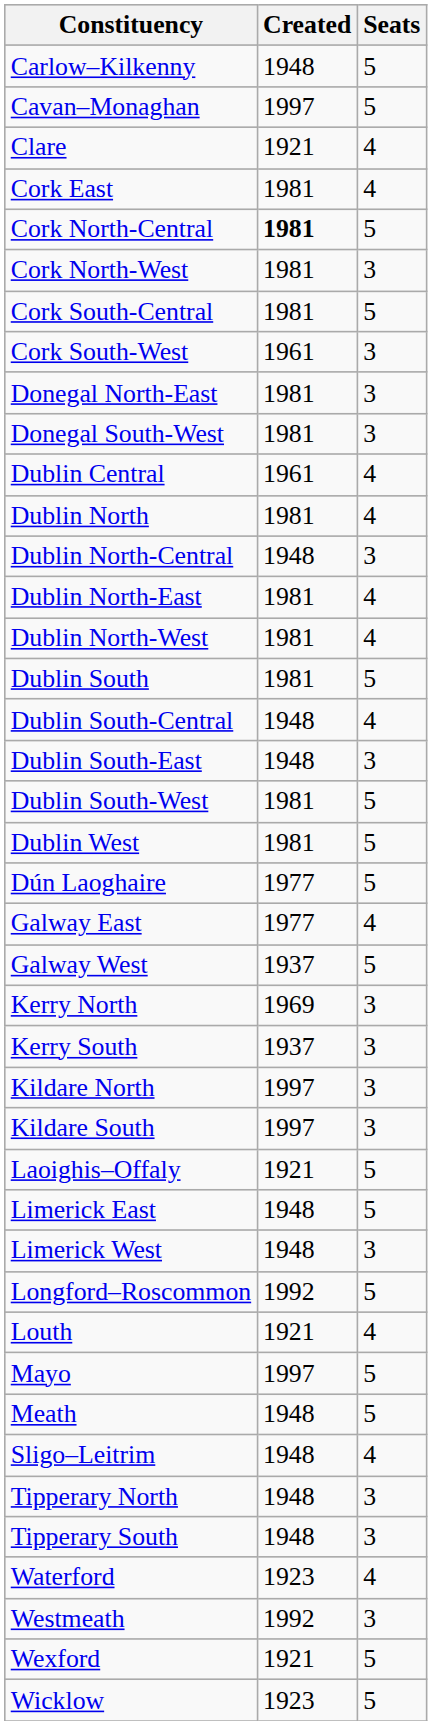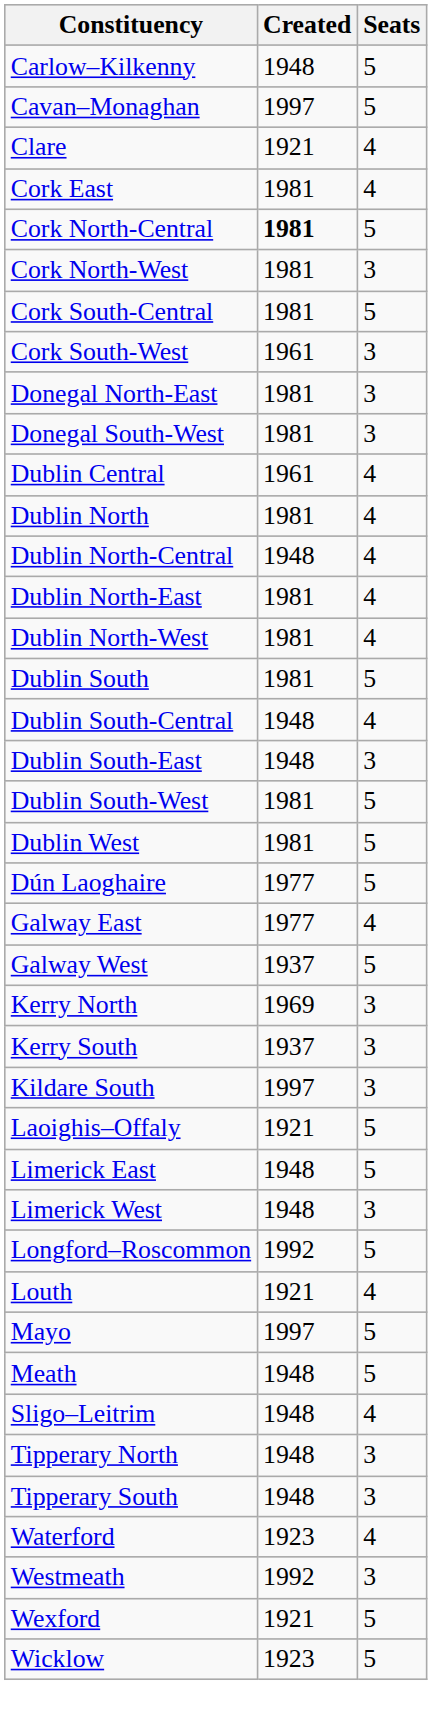(370, 556) 3 -> (370, 556) 4
- row: (83, 1087)
